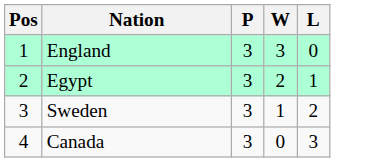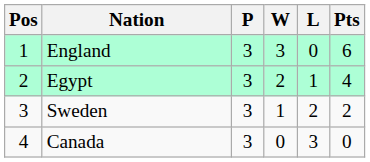+ column: (347, 19)
